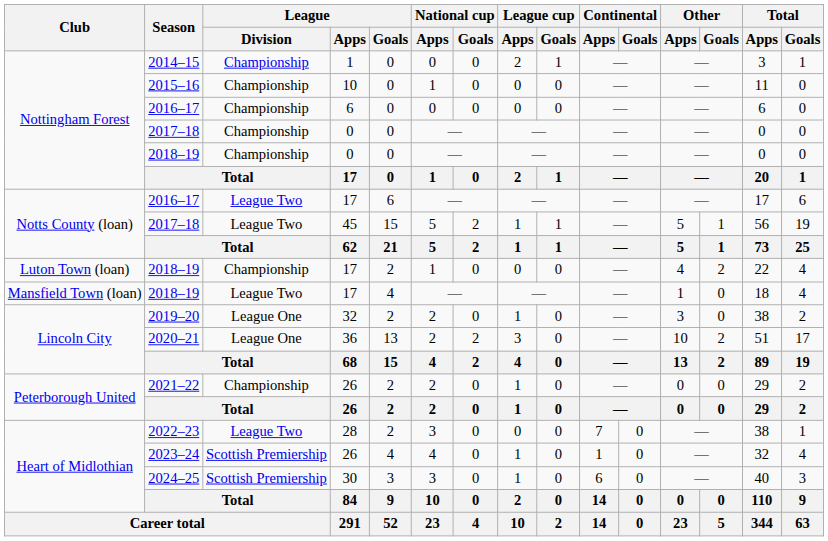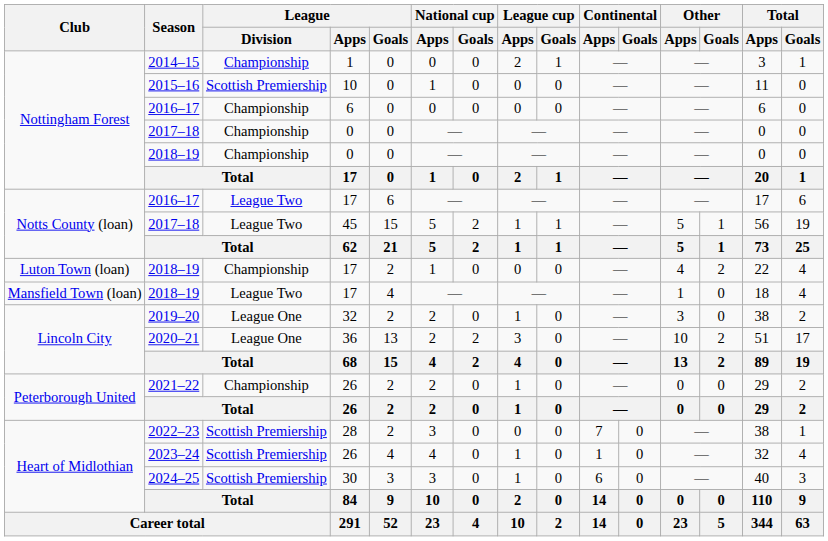(266, 85) Championship -> (266, 85) Scottish Premiership
(266, 431) League Two -> (266, 431) Scottish Premiership
